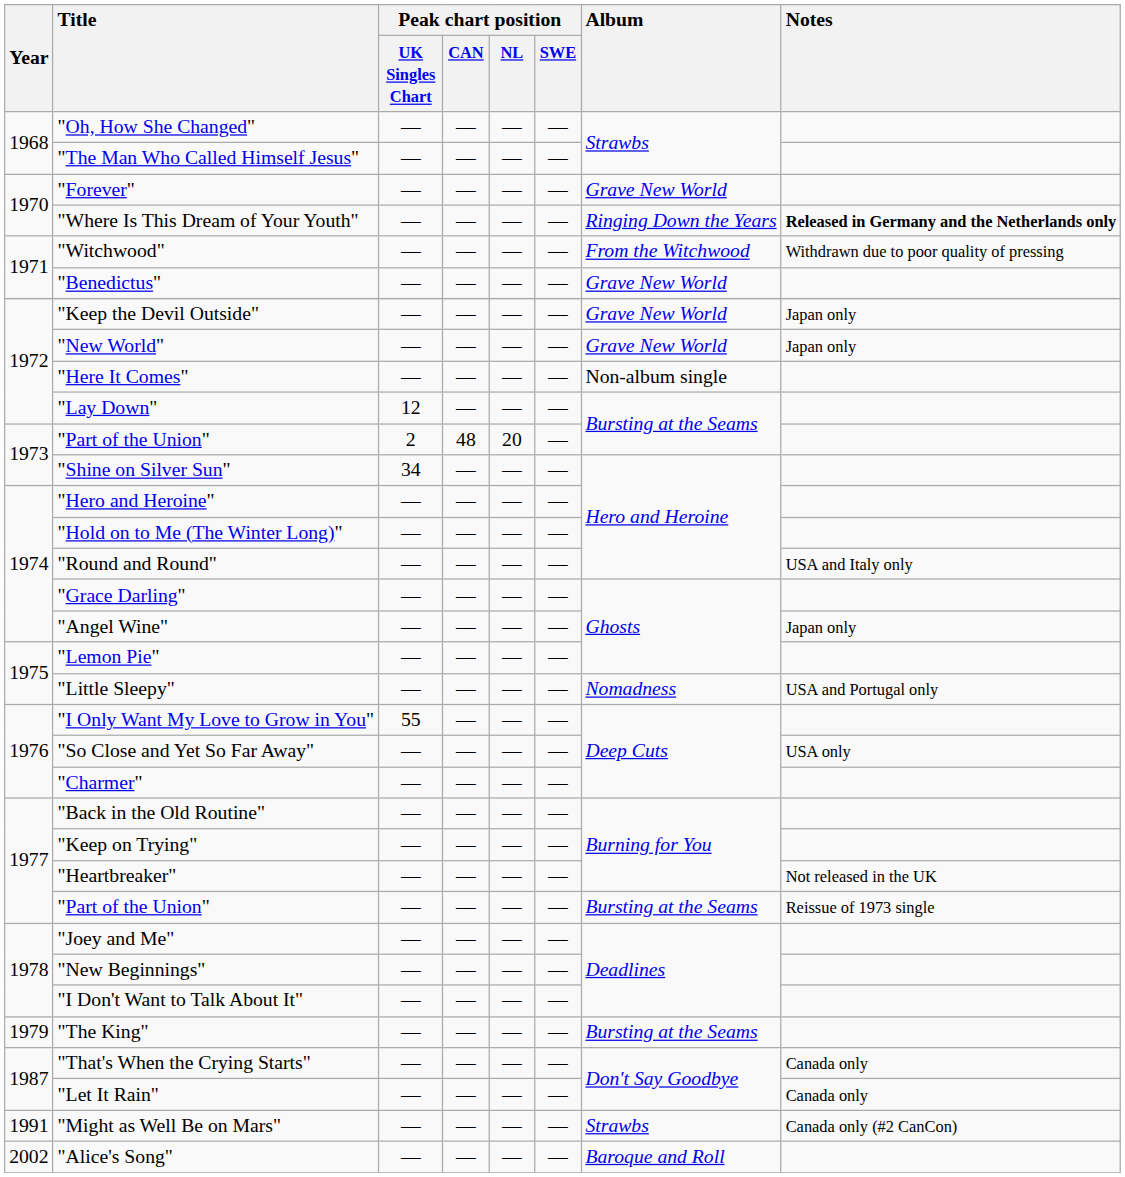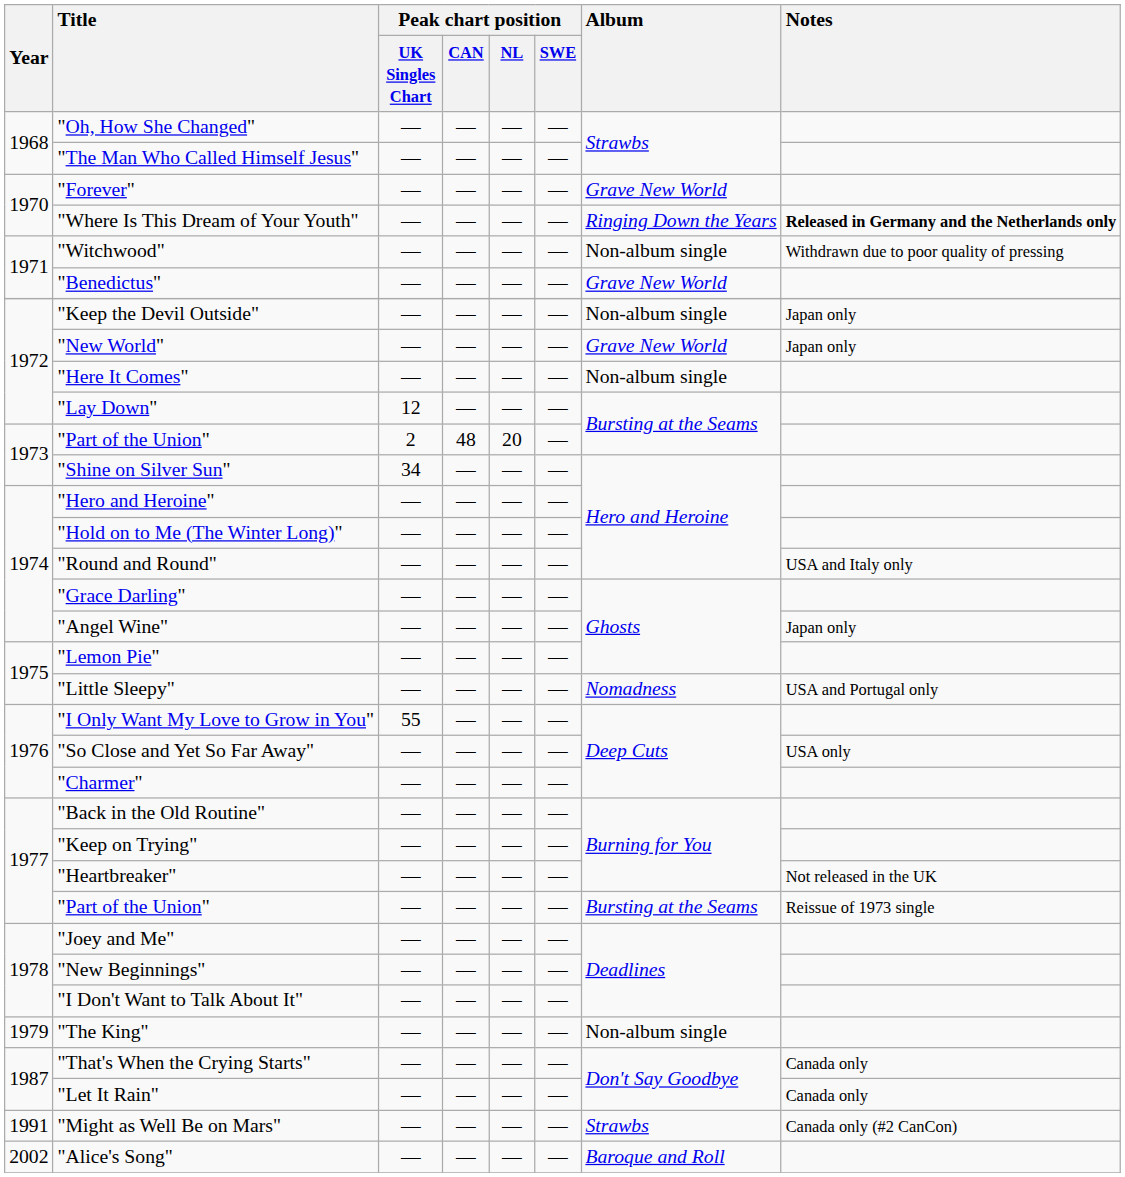(668, 251) From the Witchwood -> (656, 251) Non-album single
(656, 314) Grave New World -> (656, 314) Non-album single
(672, 1031) Bursting at the Seams -> (656, 1031) Non-album single
